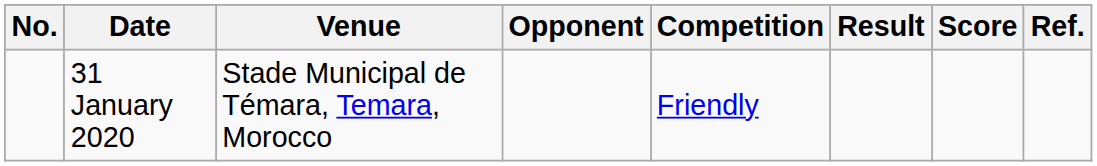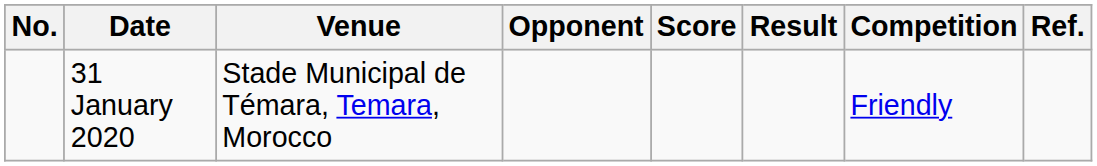columns swapped: (978, 27) <-> (740, 27)
